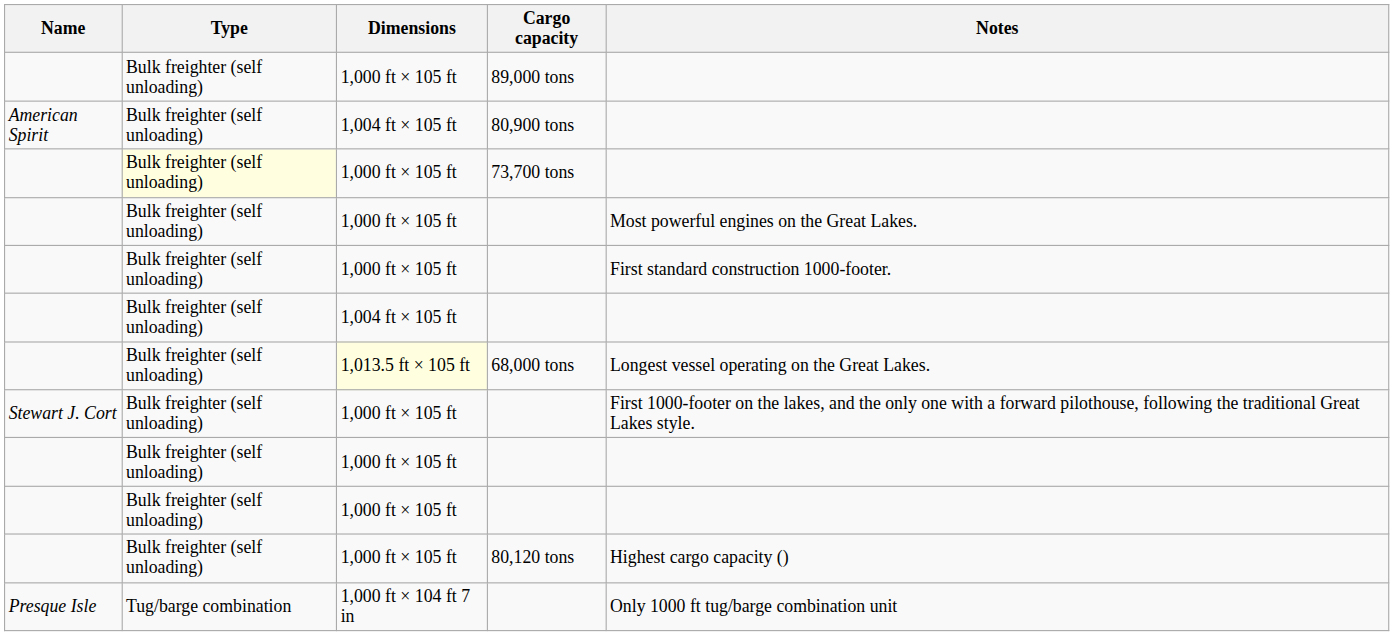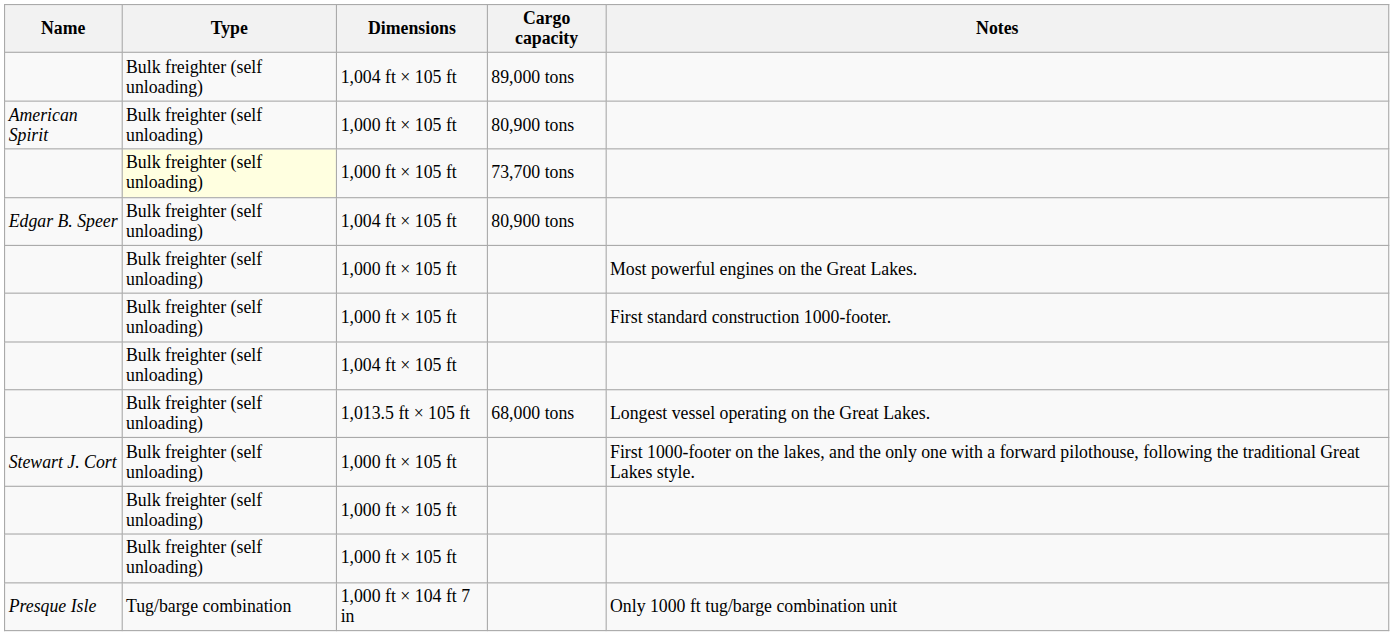(399, 76) 1,000 ft × 105 ft -> (399, 76) 1,004 ft × 105 ft
(399, 124) 1,004 ft × 105 ft -> (399, 124) 1,000 ft × 105 ft
+ row: (63, 221)
(405, 365) lightyellow background -> (405, 413) no background
- row: (63, 558)
